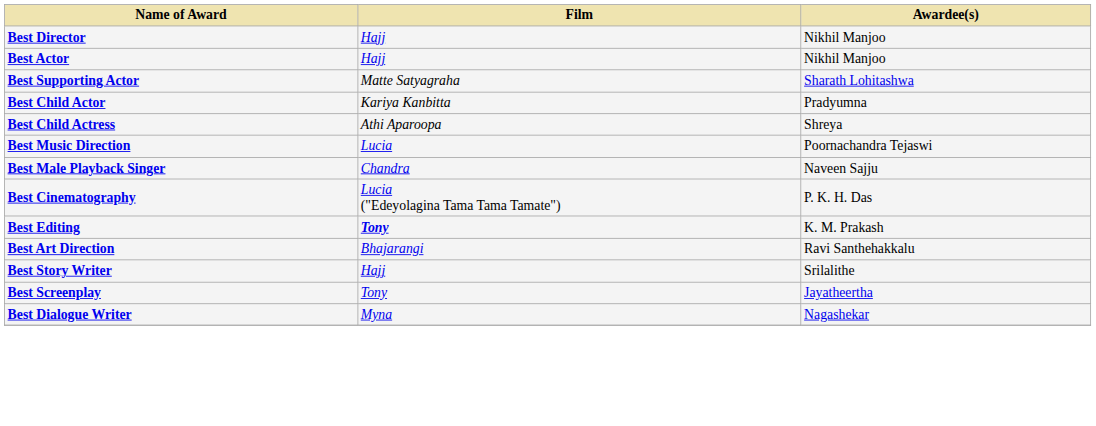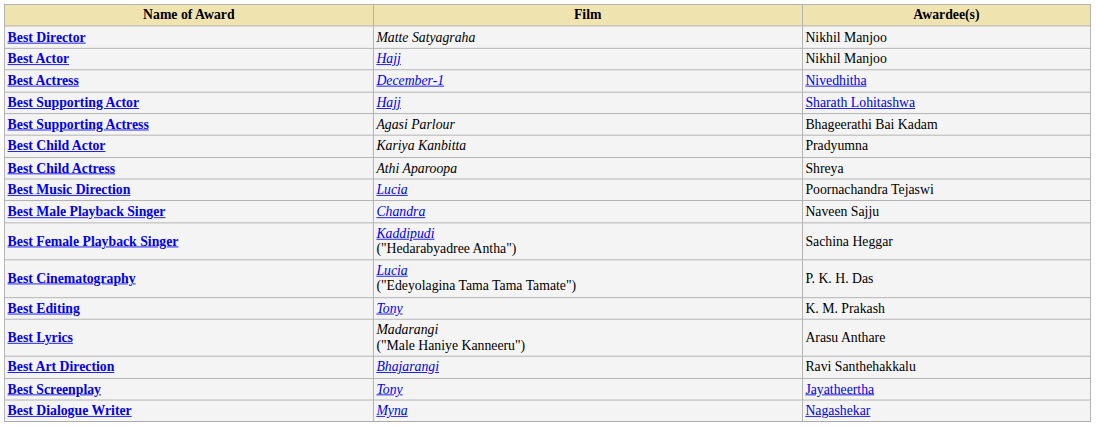(373, 37) Hajj -> (426, 37) Matte Satyagraha
+ row: (43, 80)
(410, 80) Matte Satyagraha -> (389, 102) Hajj
+ row: (78, 124)
+ row: (93, 241)
(375, 227) bold -> (390, 308) normal
+ row: (40, 337)
- row: (60, 270)
